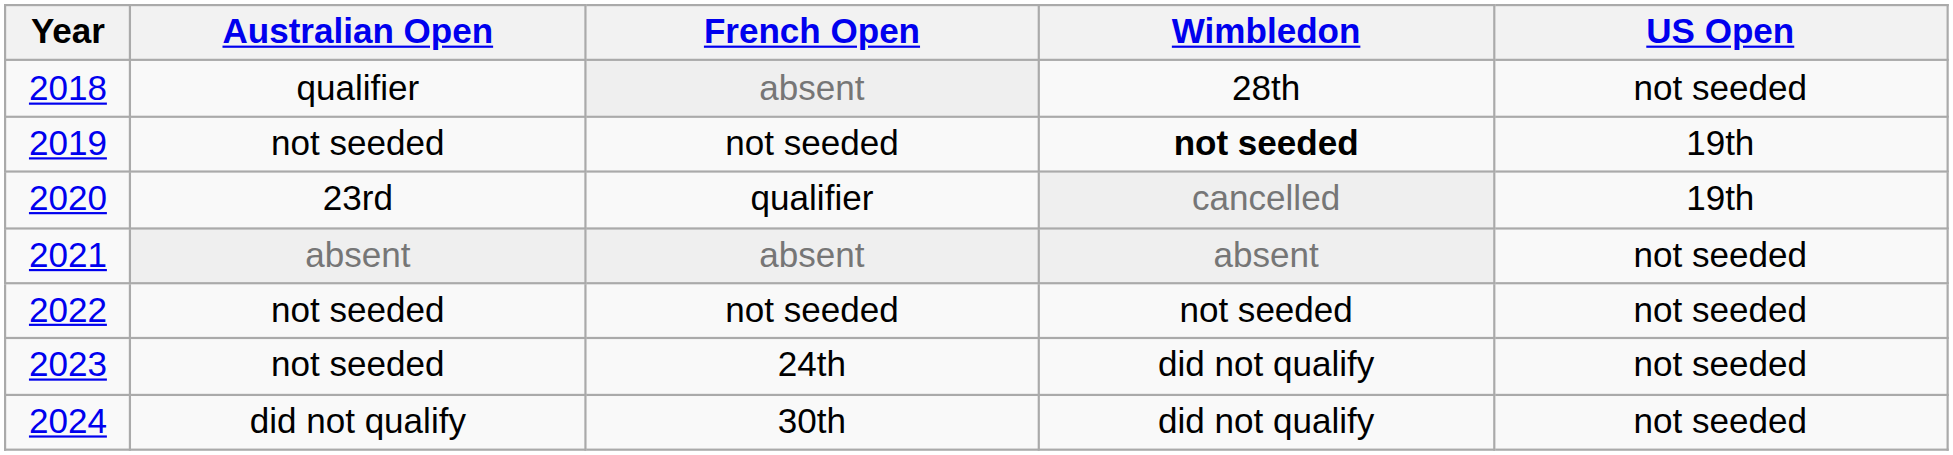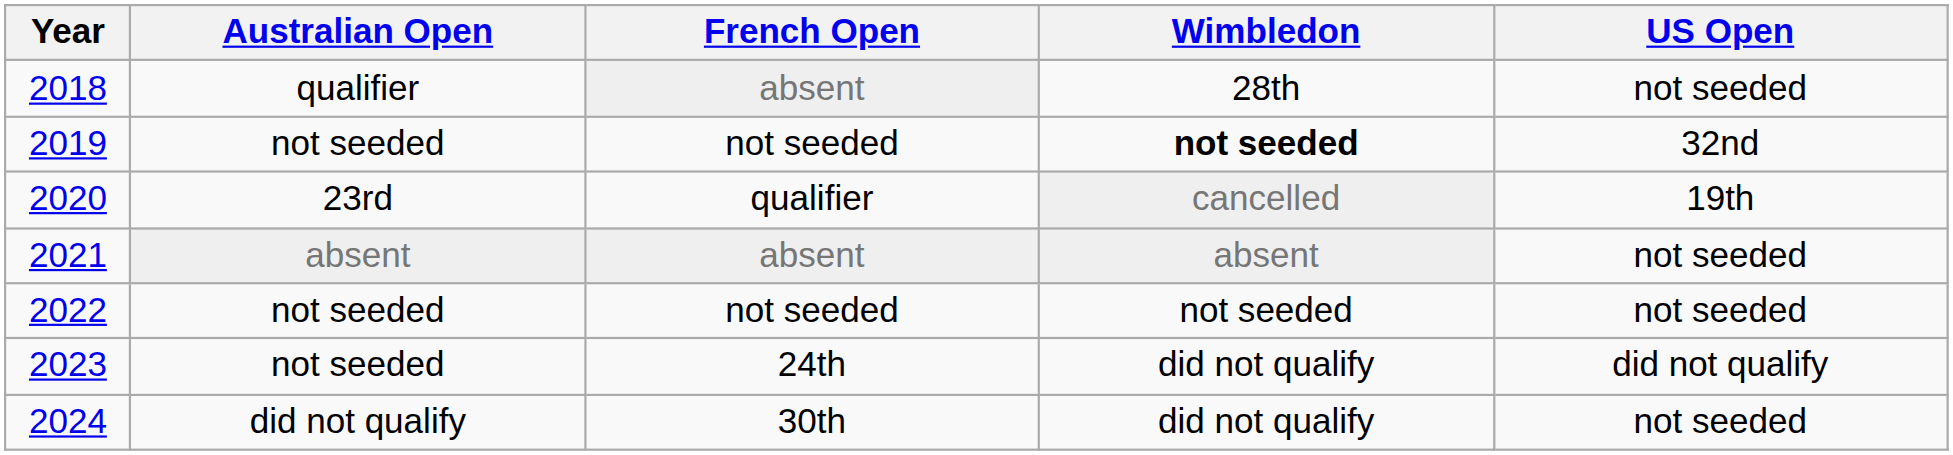(1720, 143) 19th -> (1720, 143) 32nd
(1720, 365) not seeded -> (1720, 365) did not qualify
